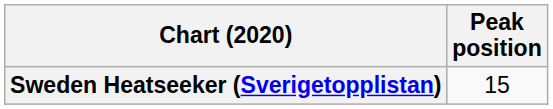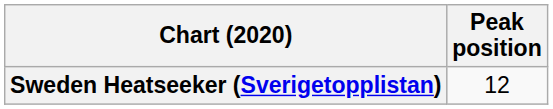(497, 85) 15 -> (497, 85) 12
